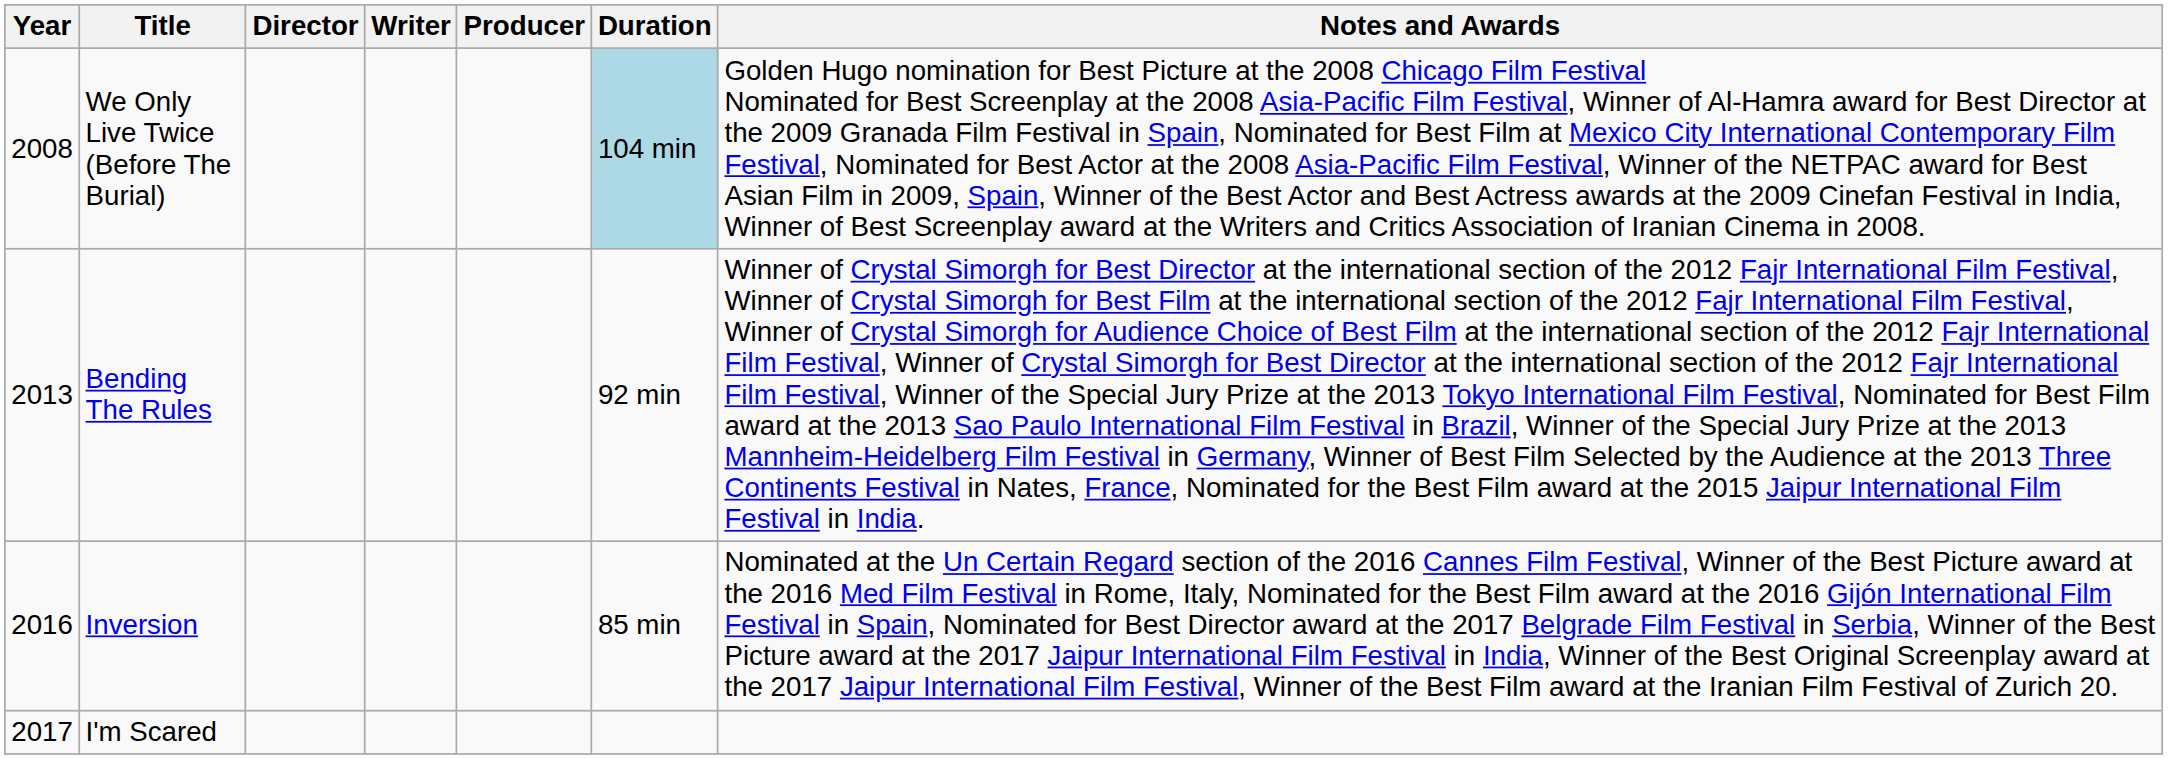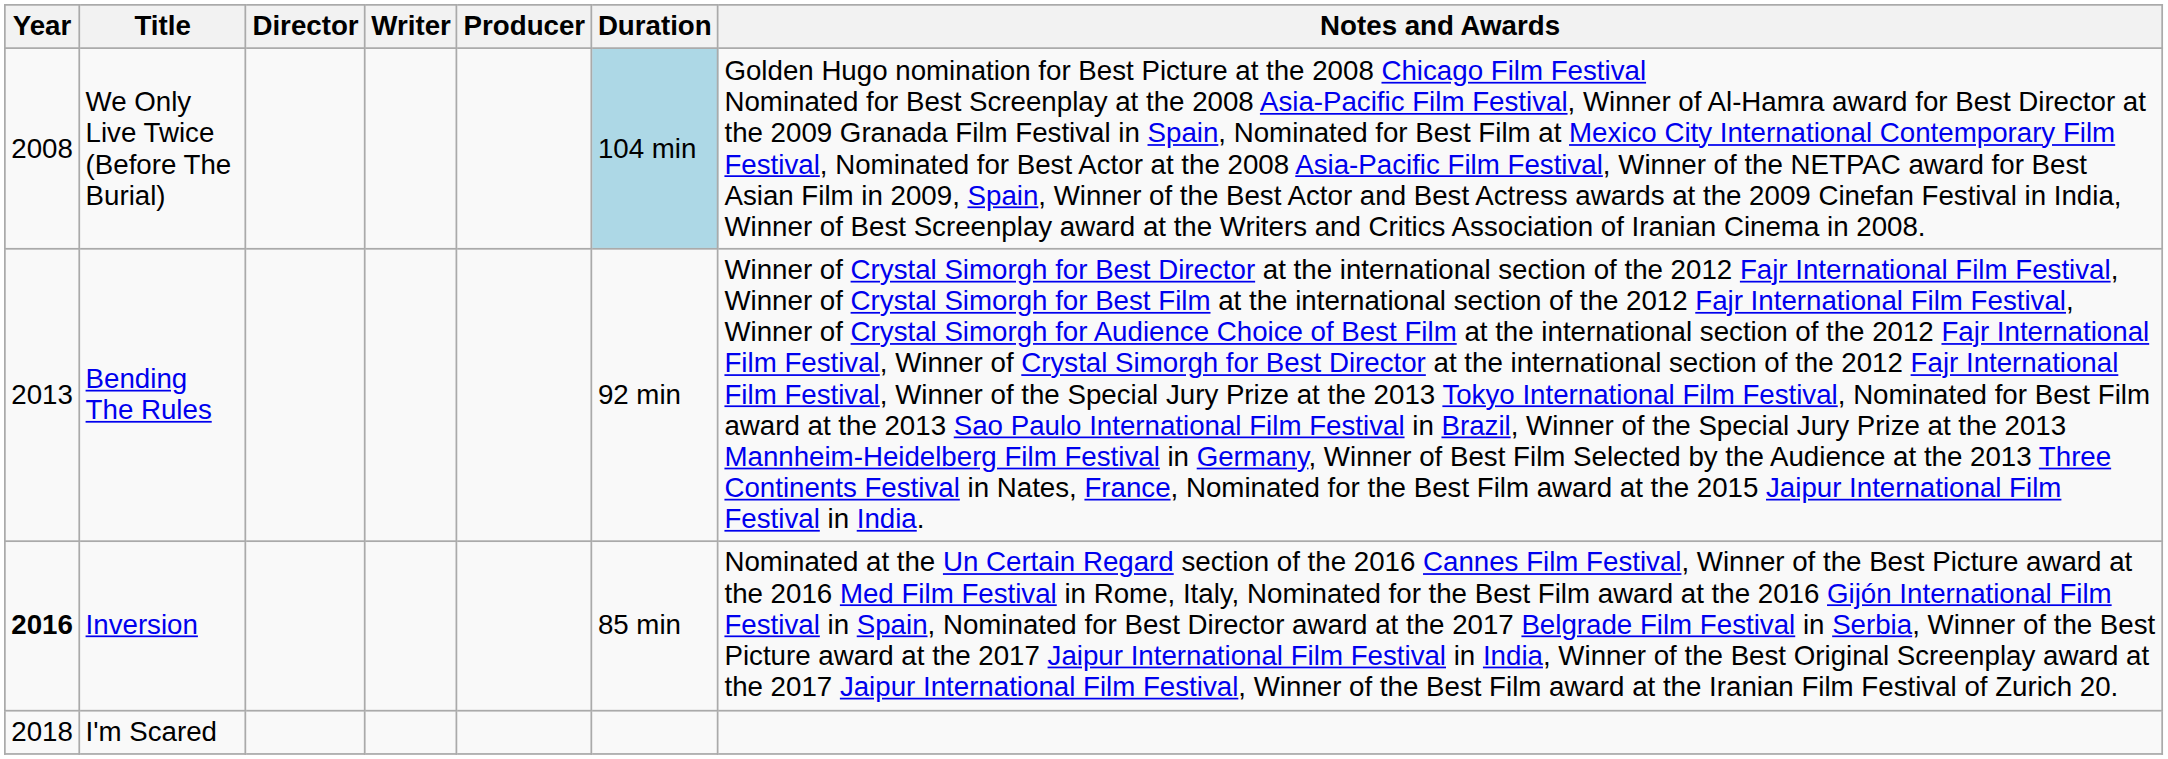(42, 625) normal -> (42, 625) bold
(42, 731) 2017 -> (42, 731) 2018
